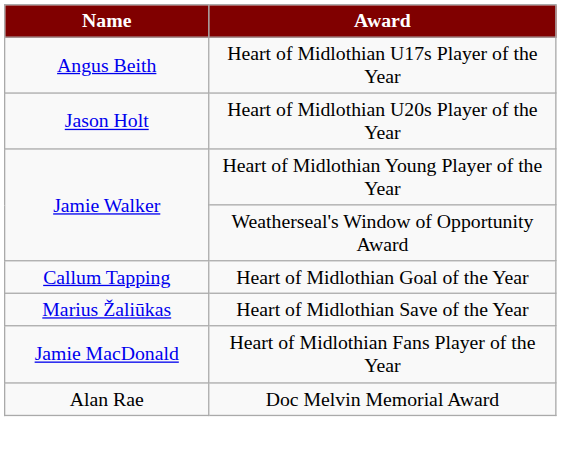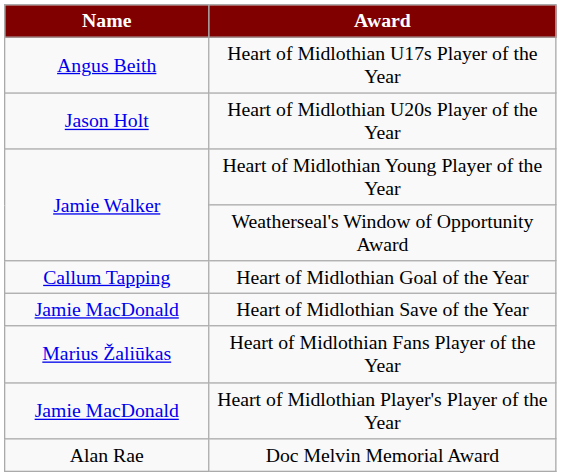(107, 310) Marius Žaliūkas -> (107, 310) Jamie MacDonald
(107, 354) Jamie MacDonald -> (107, 354) Marius Žaliūkas
+ row: (382, 410)
